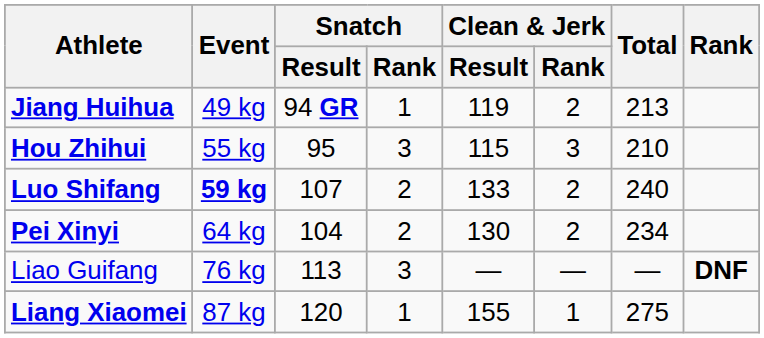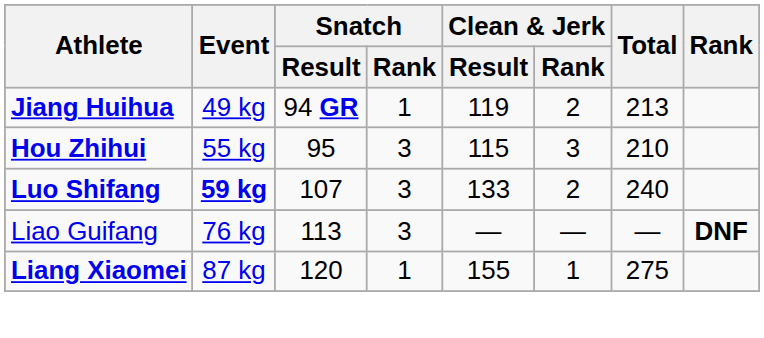(404, 190) 2 -> (404, 190) 3
- row: (65, 231)
